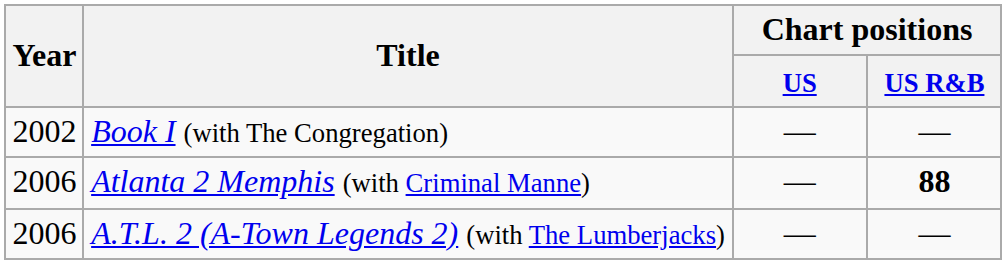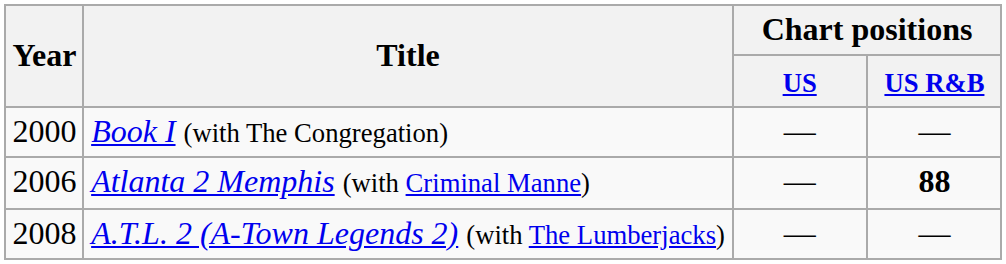(44, 131) 2002 -> (44, 131) 2000
(44, 232) 2006 -> (44, 232) 2008
